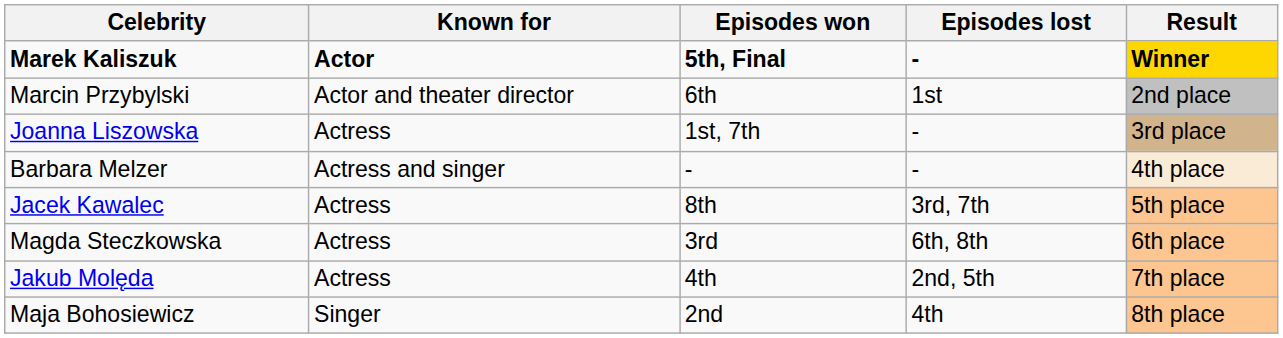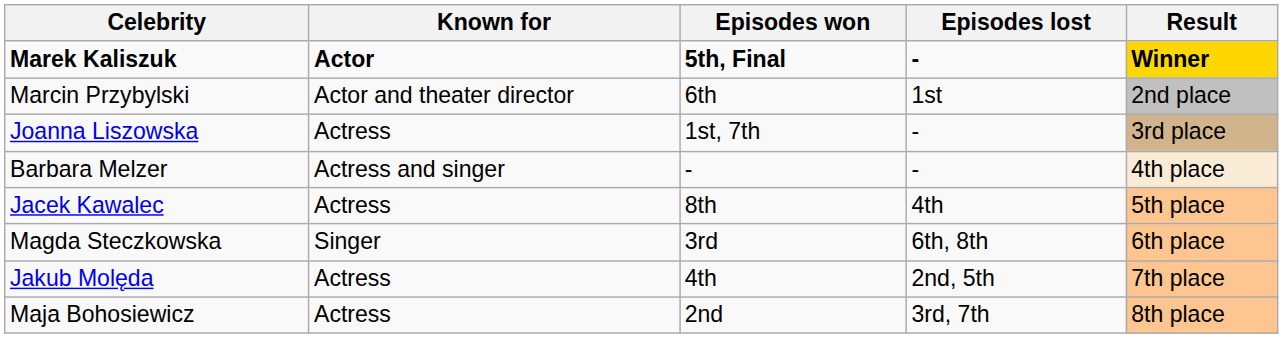(951, 205) 3rd, 7th -> (927, 205) 4th
(352, 242) Actress -> (347, 242) Singer
(347, 315) Singer -> (352, 315) Actress
(927, 315) 4th -> (951, 315) 3rd, 7th
